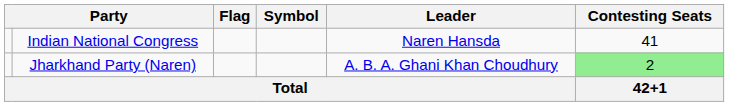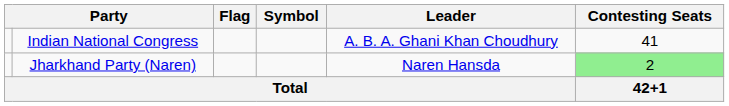(451, 40) Naren Hansda -> (451, 40) A. B. A. Ghani Khan Choudhury
(451, 64) A. B. A. Ghani Khan Choudhury -> (451, 64) Naren Hansda
